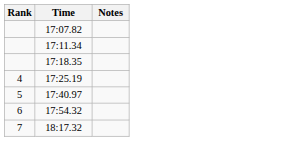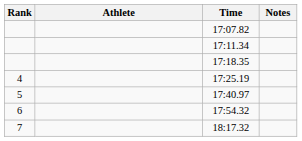+ column: (119, 12)
